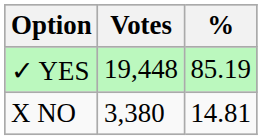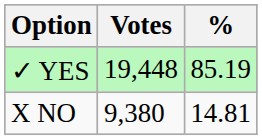(134, 112) 3,380 -> (134, 112) 9,380
